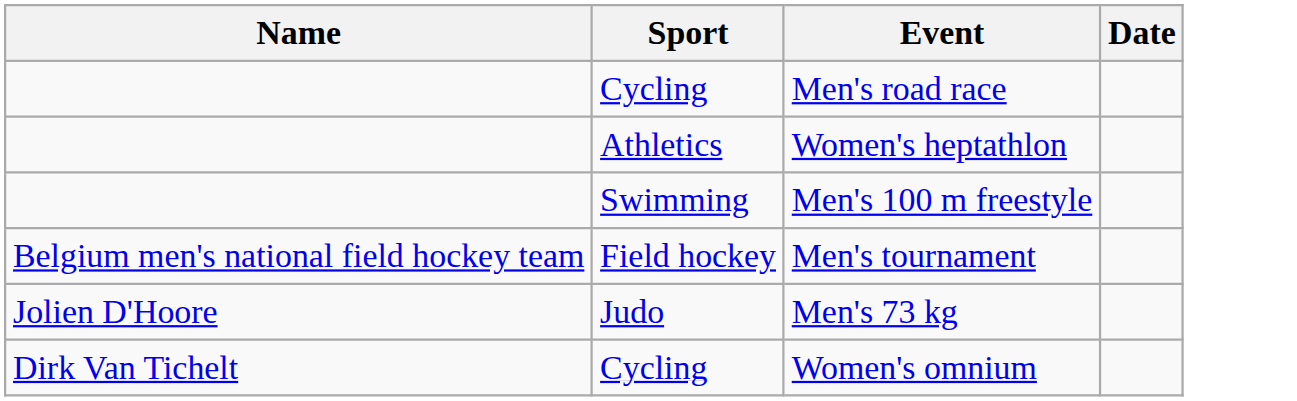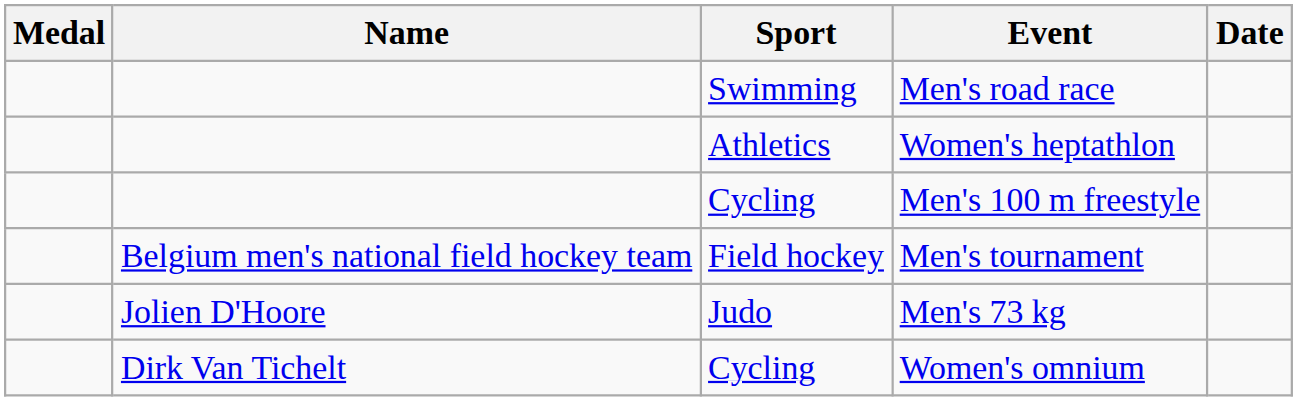+ column: (59, 32)
(654, 88) Cycling -> (782, 88) Swimming
(674, 200) Swimming -> (762, 200) Cycling
